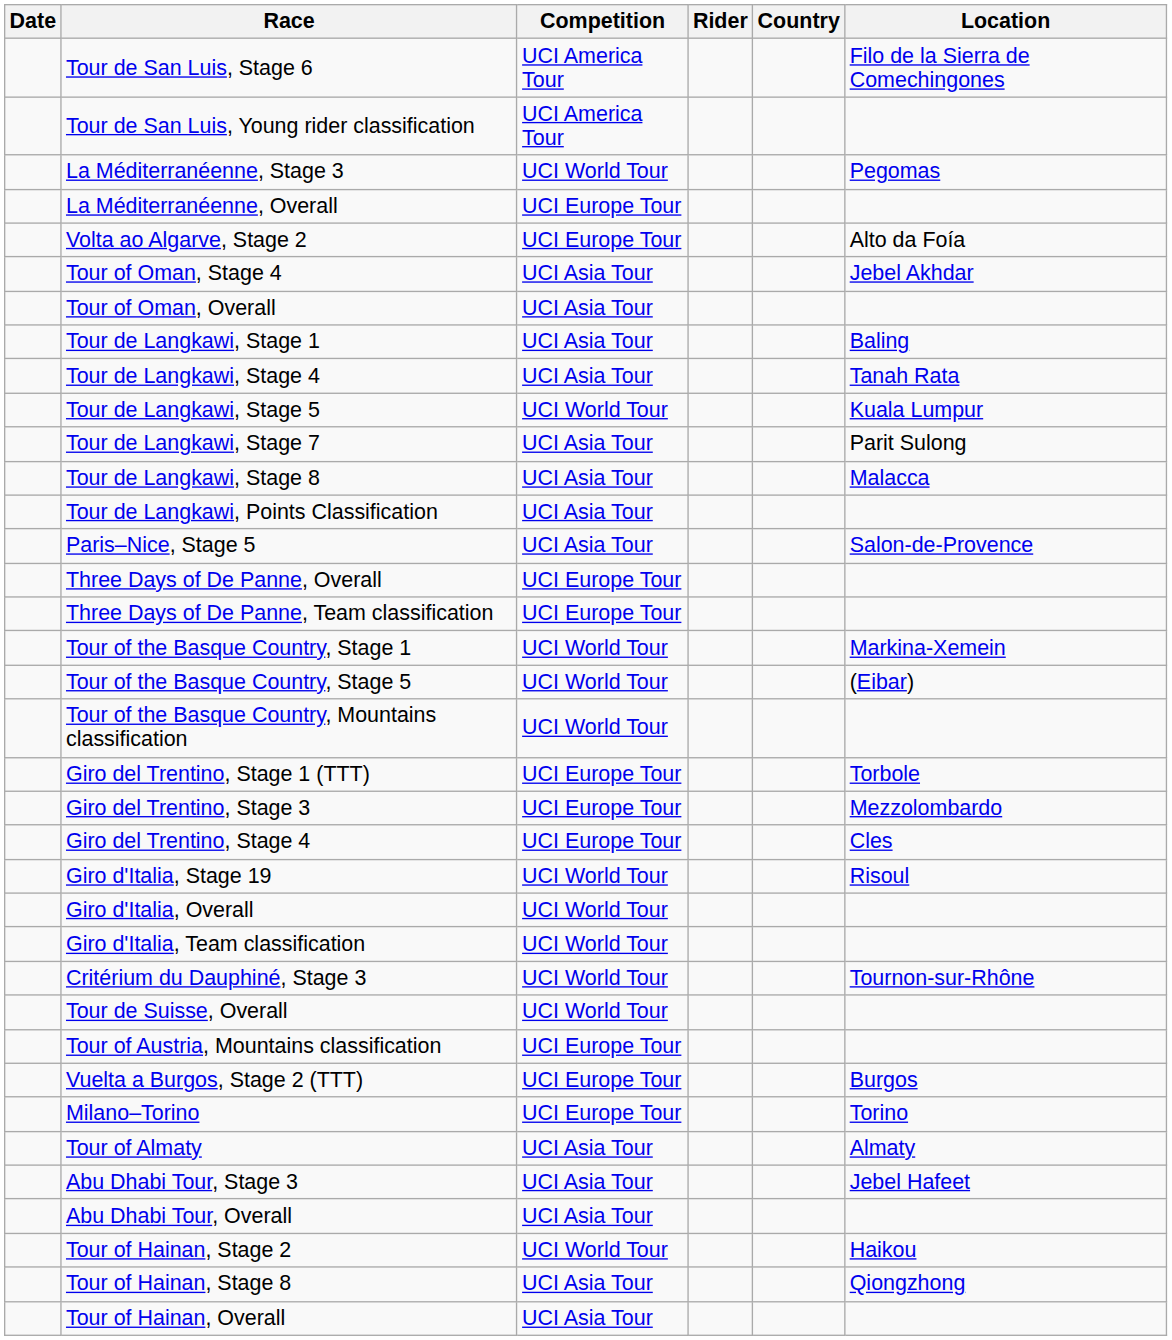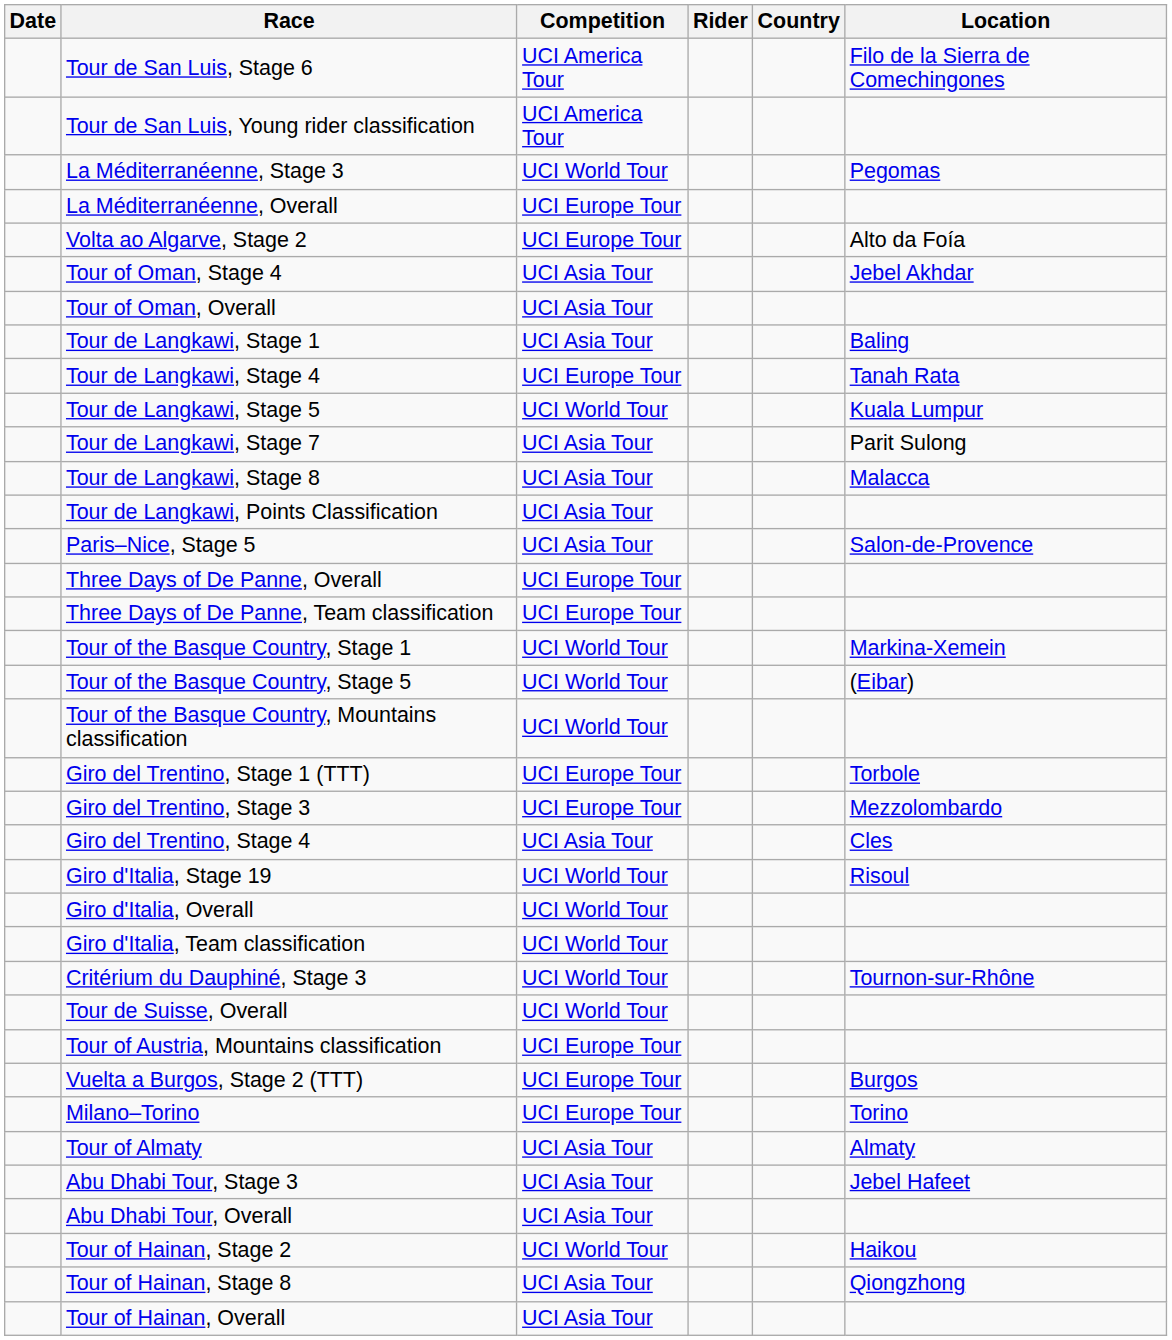(587, 375) UCI Asia Tour -> (602, 375) UCI Europe Tour
(602, 841) UCI Europe Tour -> (587, 841) UCI Asia Tour
